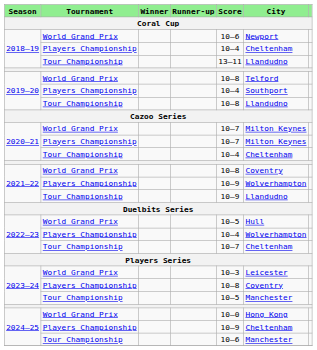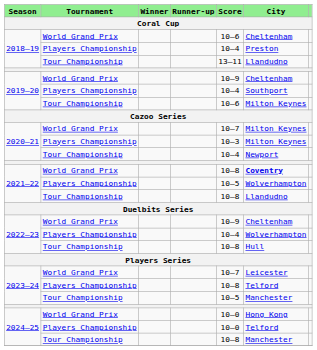(262, 36) Newport -> (269, 36) Cheltenham
(269, 49) Cheltenham -> (262, 49) Preston
(230, 78) 10–8 -> (230, 78) 10–9
(262, 78) Telford -> (269, 78) Cheltenham
(230, 103) 10–8 -> (230, 103) 10–6
(267, 103) Llandudno -> (276, 103) Milton Keynes
(230, 141) 10–7 -> (230, 141) 10–3
(269, 154) Cheltenham -> (262, 154) Newport
(264, 171) normal -> (264, 171) bold
(230, 183) 10–9 -> (230, 183) 10–5
(230, 196) 10–9 -> (230, 196) 10–8
(230, 221) 10–5 -> (230, 221) 10–9
(255, 221) Hull -> (269, 221) Cheltenham
(230, 247) 10–7 -> (230, 247) 10–8
(269, 247) Cheltenham -> (255, 247) Hull
(230, 272) 10–3 -> (230, 272) 10–7
(264, 285) Coventry -> (262, 285) Telford
(230, 327) 10–9 -> (230, 327) 10–0
(269, 327) Cheltenham -> (262, 327) Telford
(230, 340) 10–6 -> (230, 340) 10–8
